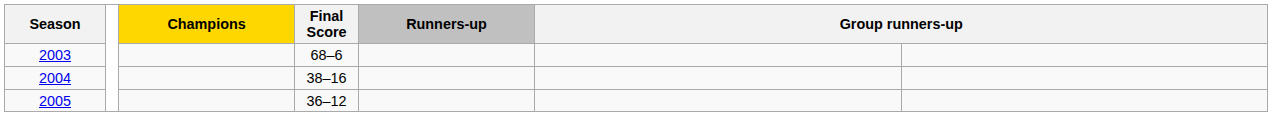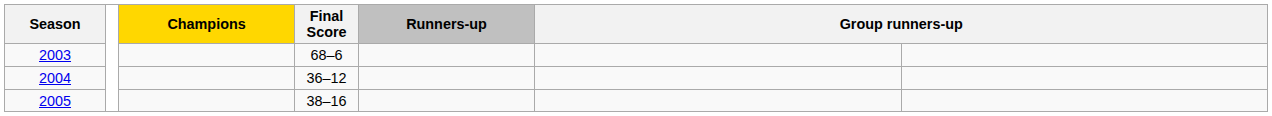(327, 78) 38–16 -> (327, 78) 36–12
(327, 101) 36–12 -> (327, 101) 38–16
